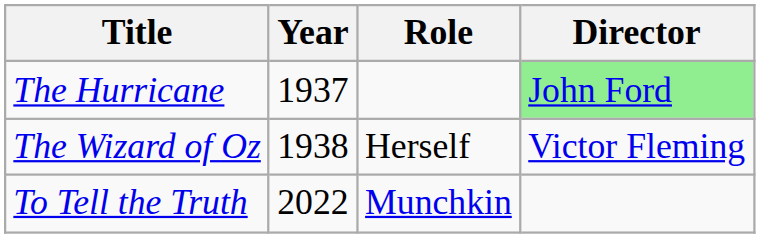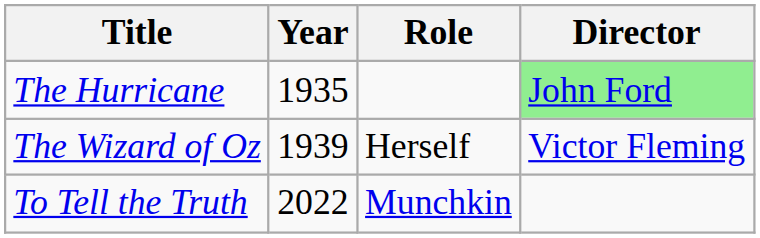(313, 89) 1937 -> (313, 89) 1935
(313, 145) 1938 -> (313, 145) 1939
